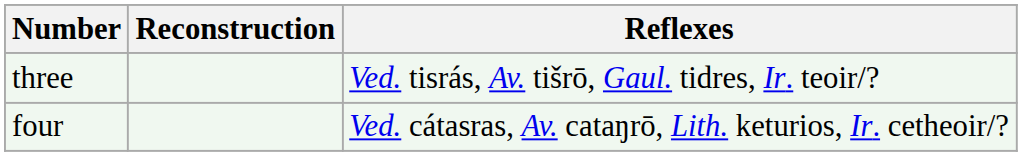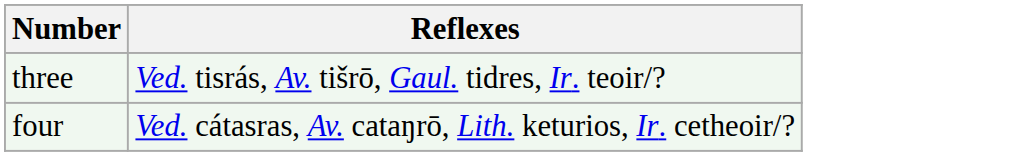- column: (235, 28)
